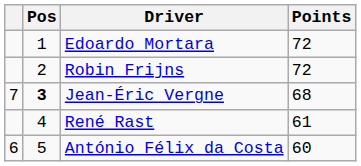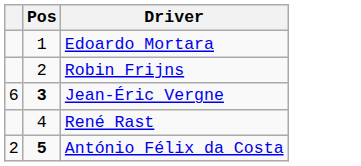- column: (322, 18)
(14, 96) 7 -> (14, 96) 6
(14, 148) 6 -> (14, 148) 2
(42, 148) normal -> (42, 148) bold
